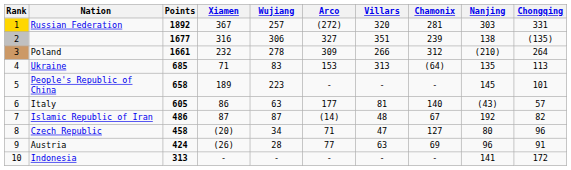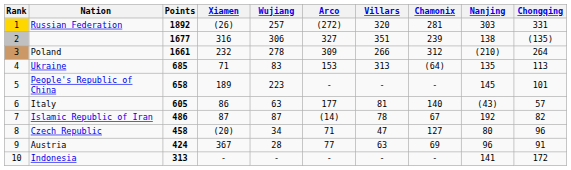(224, 25) 367 -> (224, 25) (26)
(382, 117) 48 -> (382, 117) 78
(224, 145) (26) -> (224, 145) 367
